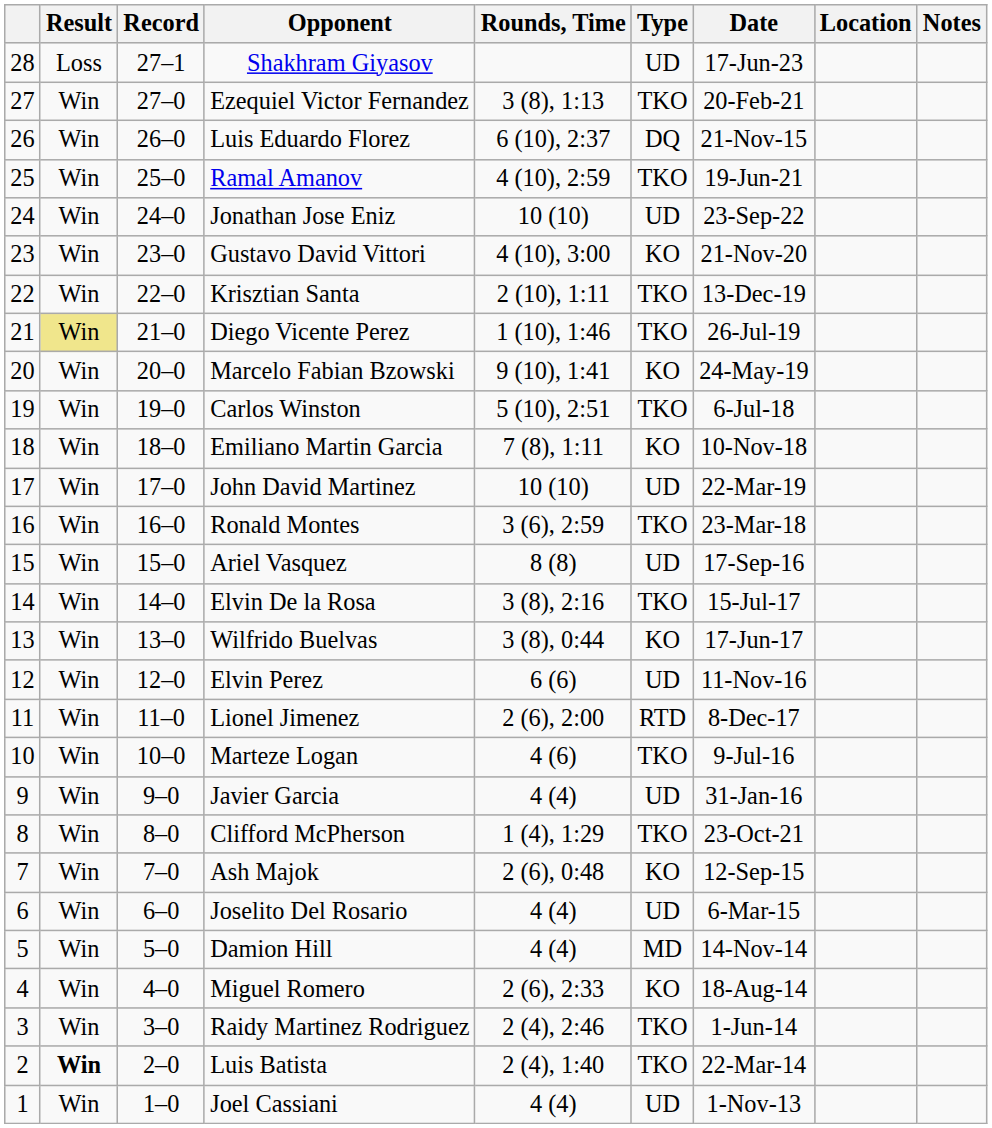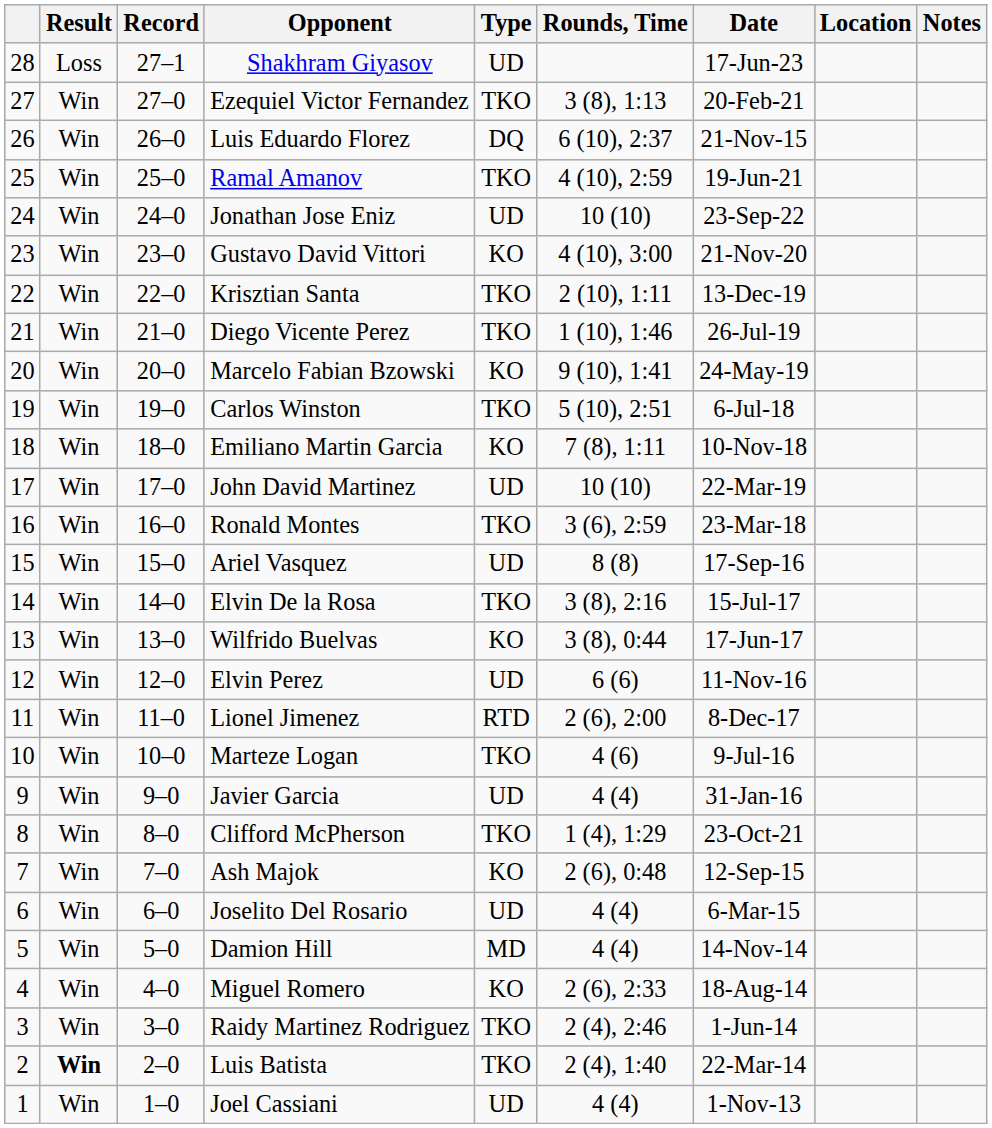columns swapped: (662, 23) <-> (553, 23)
(79, 332) khaki background -> (79, 332) no background
